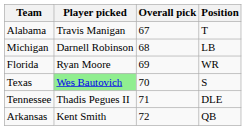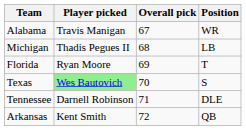(205, 30) T -> (210, 30) WR
(95, 47) Darnell Robinson -> (93, 47) Thadis Pegues II
(210, 64) WR -> (205, 64) T
(93, 99) Thadis Pegues II -> (95, 99) Darnell Robinson
